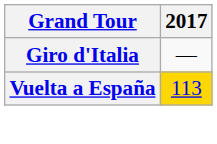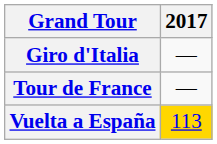+ row: (82, 88)
